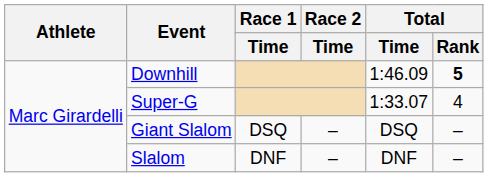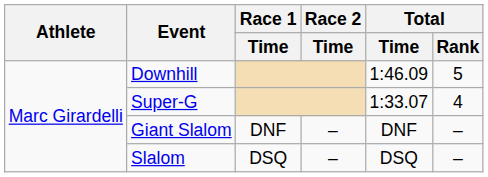(458, 74) bold -> (458, 74) normal
(268, 130) DSQ -> (268, 130) DNF
(399, 130) DSQ -> (399, 130) DNF
(268, 158) DNF -> (268, 158) DSQ
(399, 158) DNF -> (399, 158) DSQ
